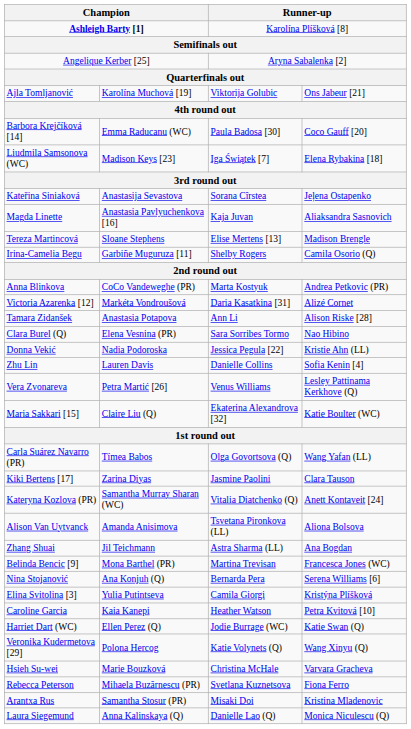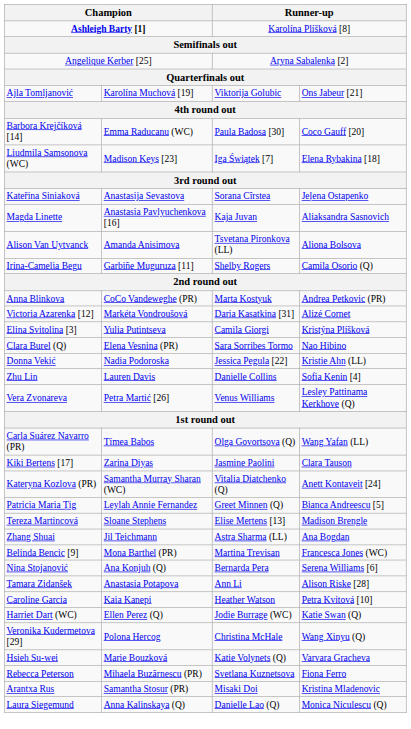rows swapped: (42, 239) <-> (47, 527)
rows swapped: (42, 595) <-> (39, 319)
- row: (43, 414)
+ row: (41, 506)
(246, 648) Katie Volynets (Q) -> (248, 637) Christina McHale
(244, 669) Christina McHale -> (250, 658) Katie Volynets (Q)
